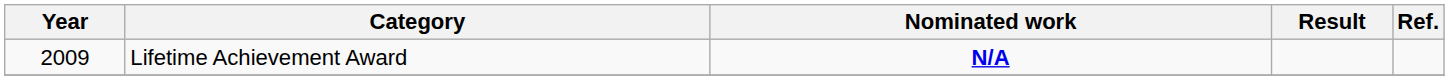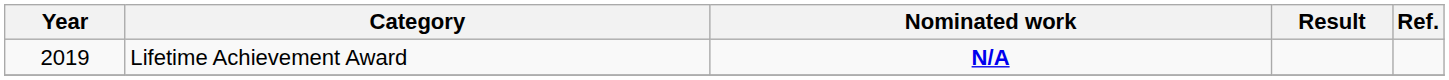(65, 57) 2009 -> (65, 57) 2019
